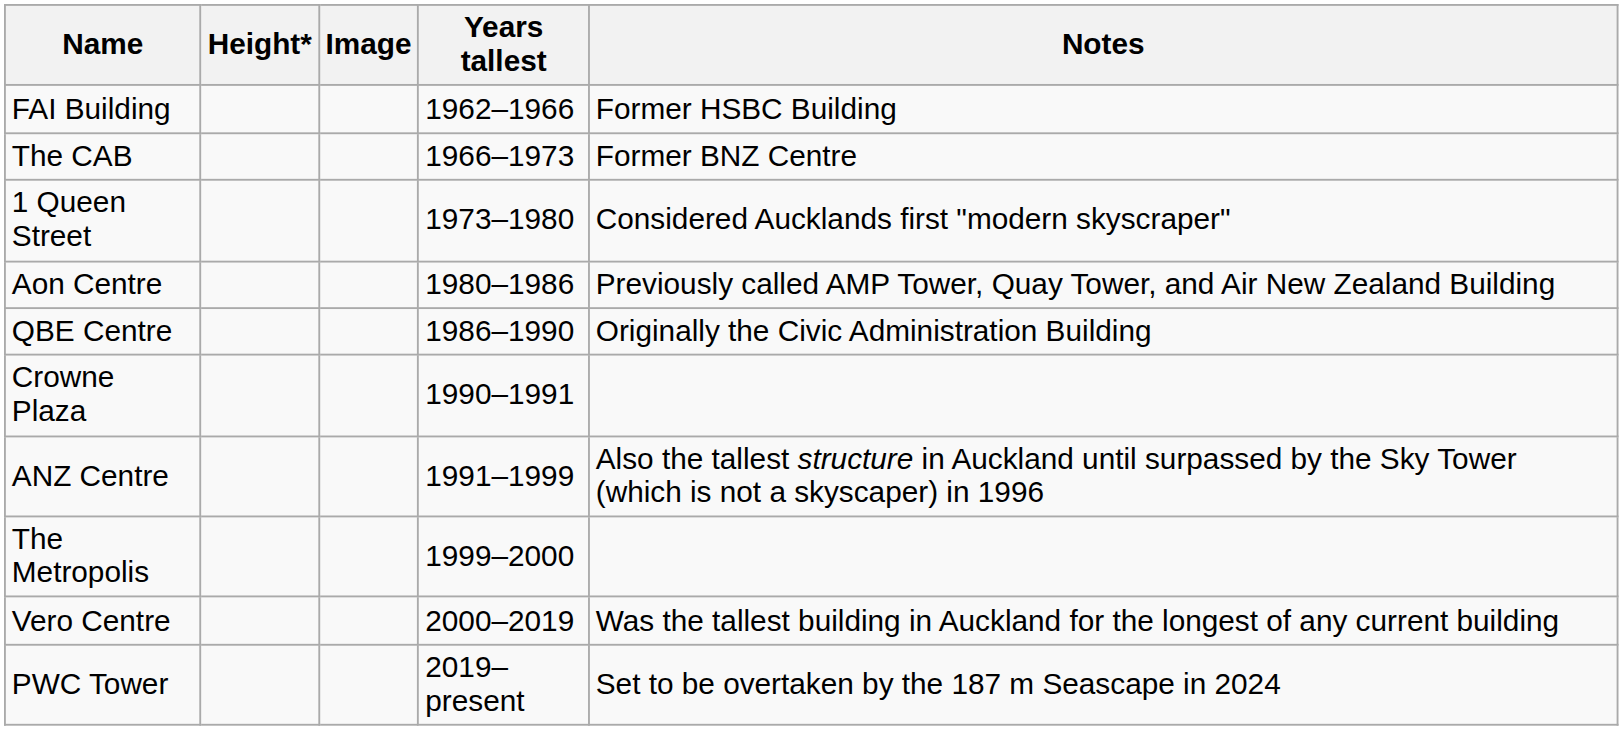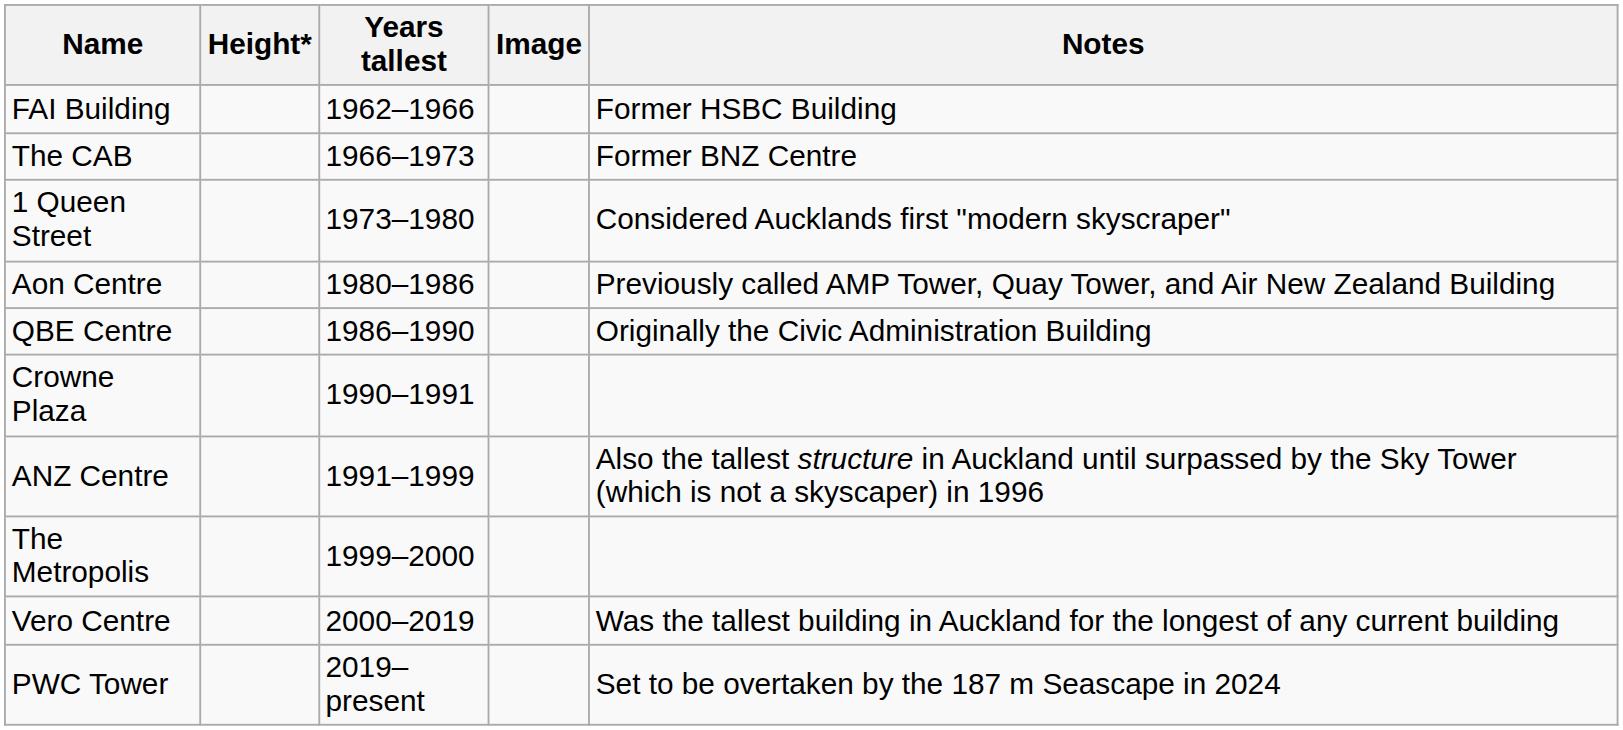columns swapped: (504, 44) <-> (369, 44)
